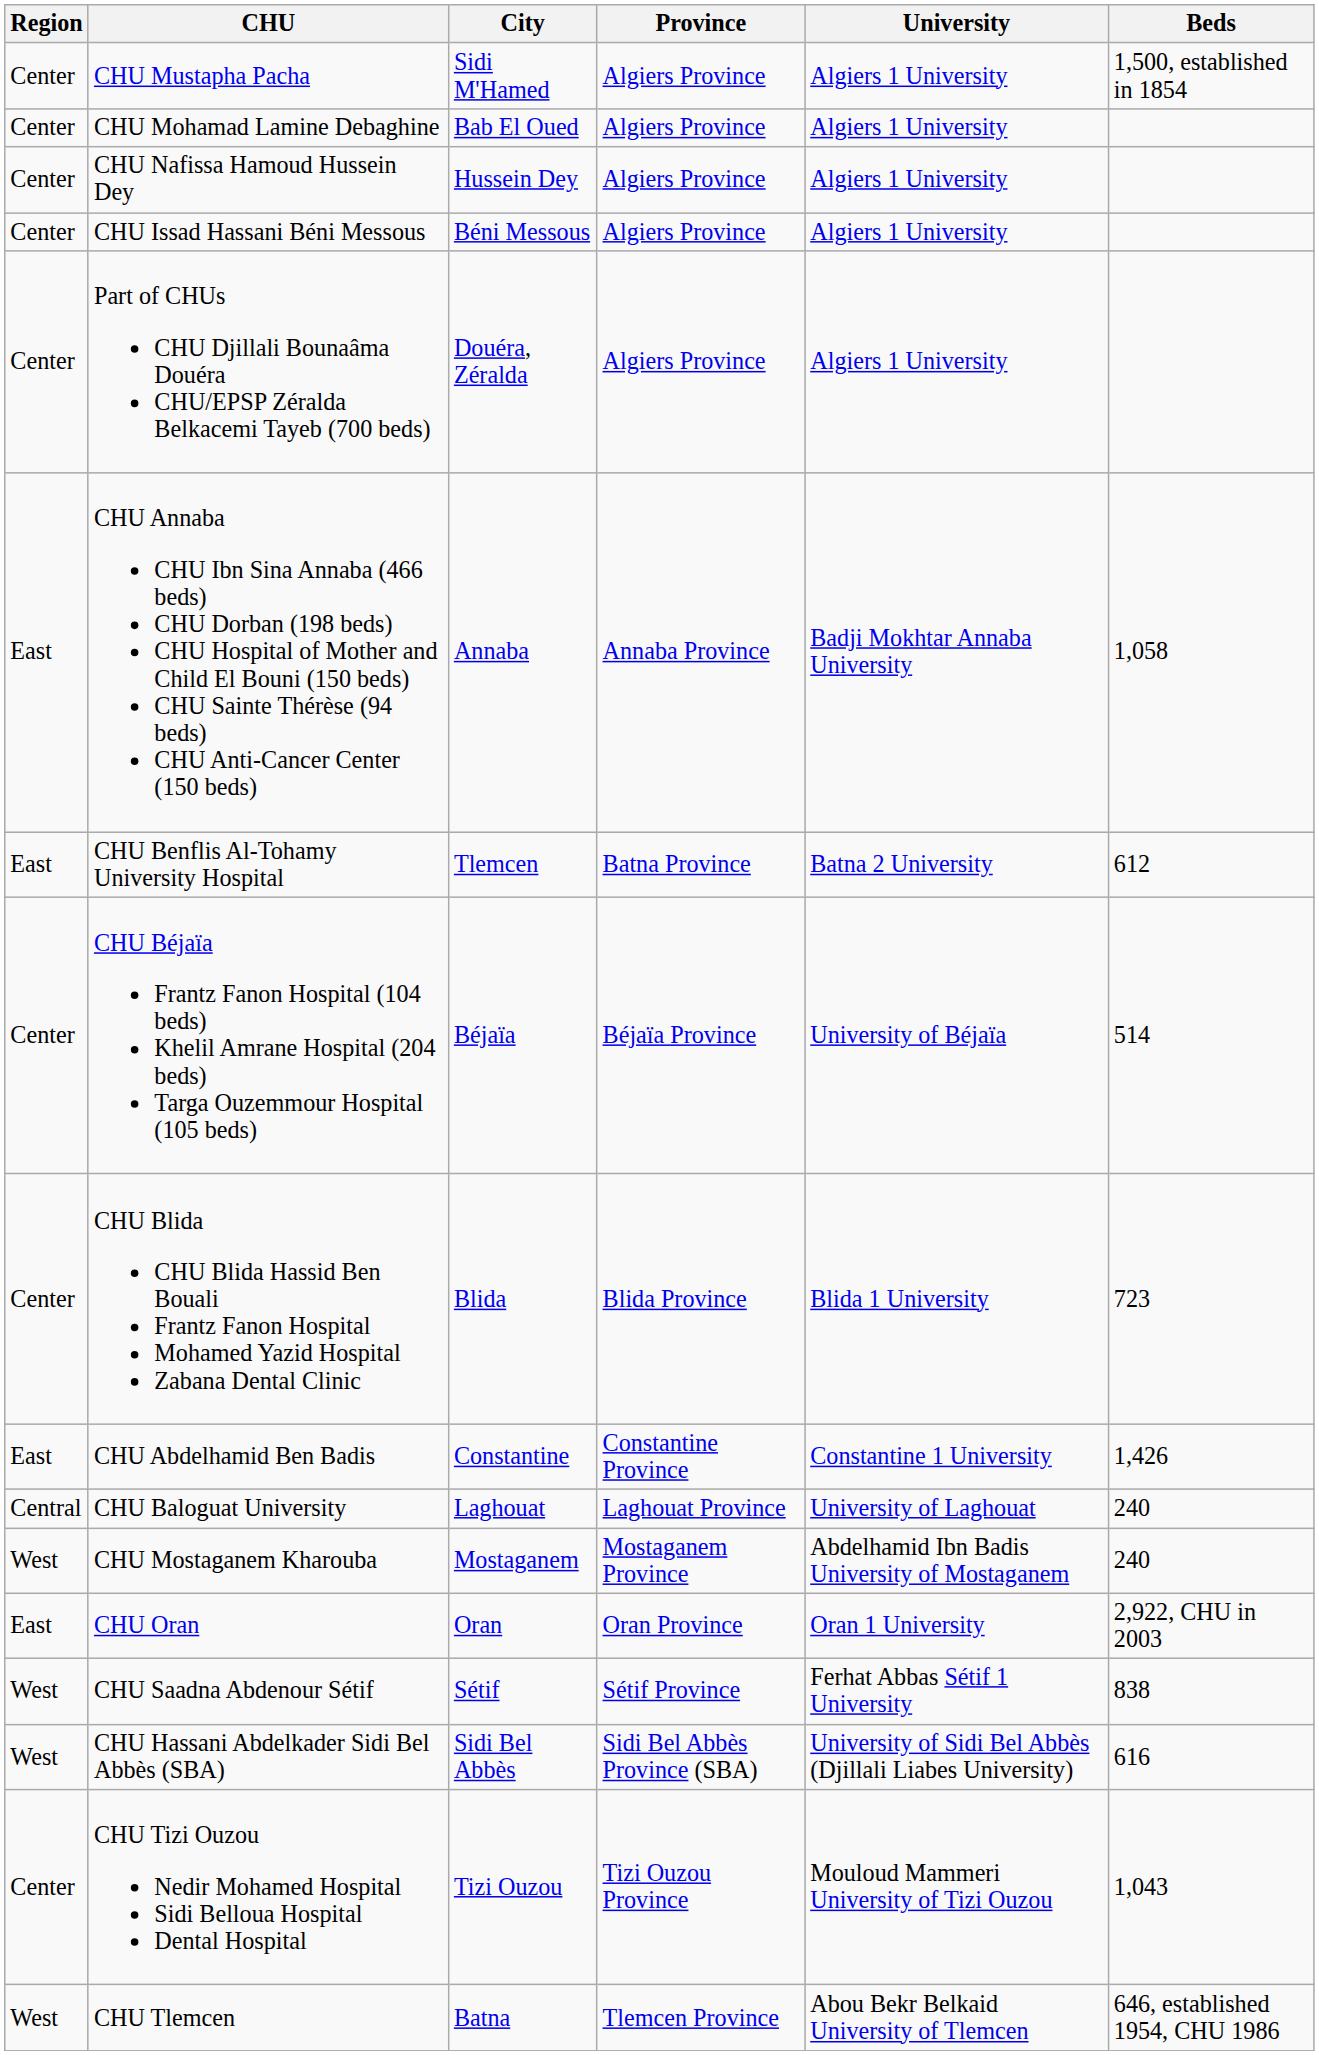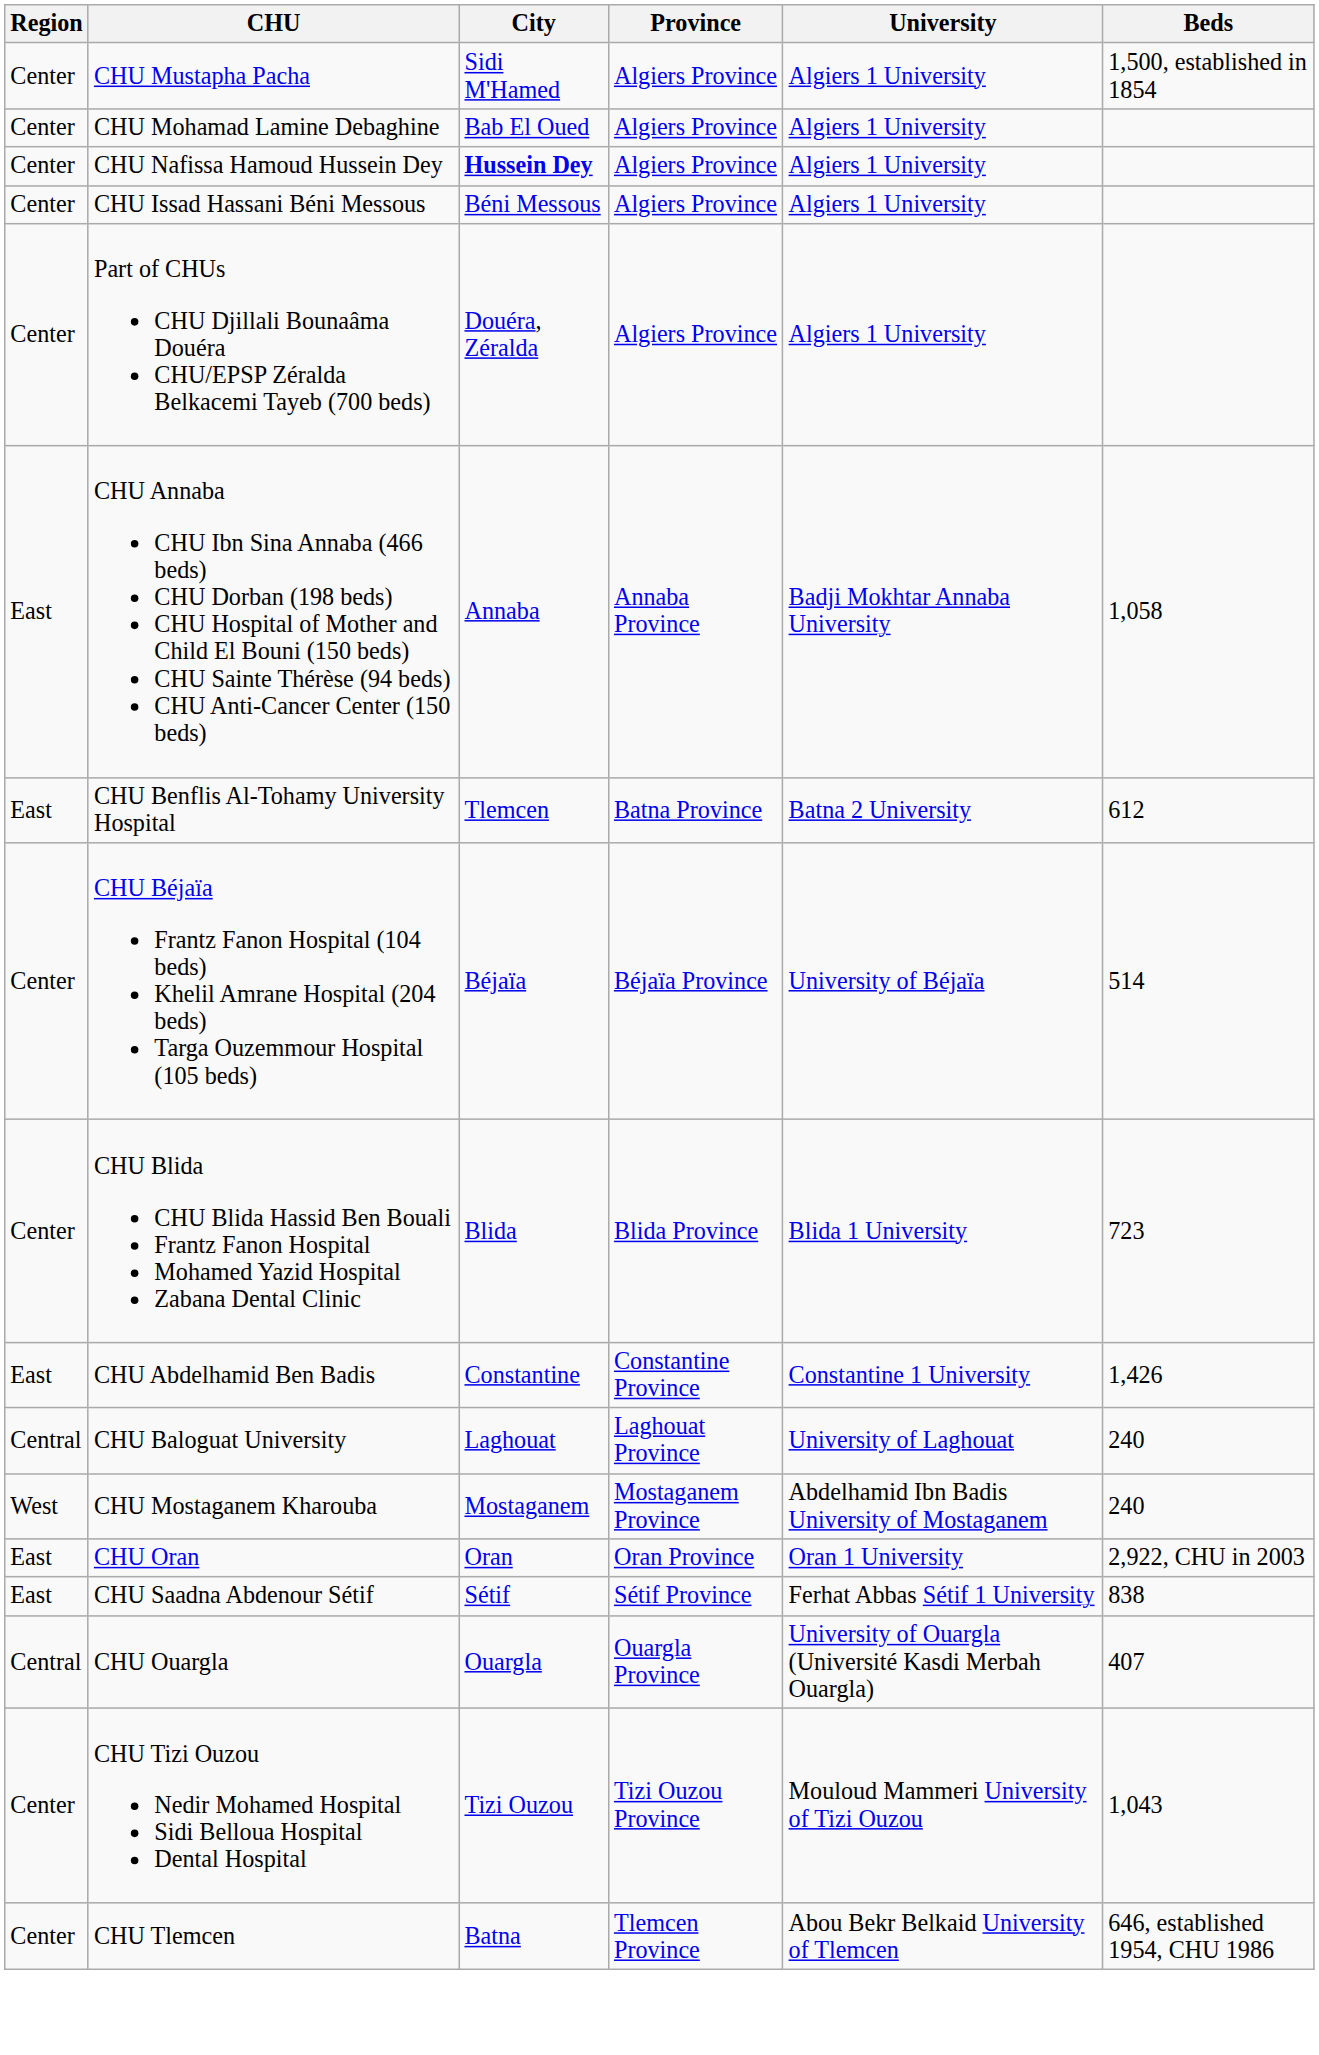(516, 179) normal -> (529, 165) bold
(34, 1691) West -> (31, 1595) East
- row: (262, 1756)
+ row: (161, 1661)
(34, 2017) West -> (43, 1935) Center
